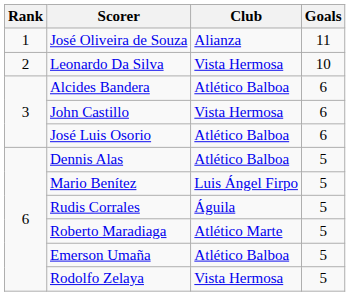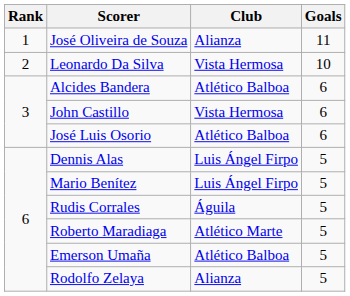(242, 159) Atlético Balboa -> (246, 159) Luis Ángel Firpo
(239, 278) Vista Hermosa -> (218, 278) Alianza
